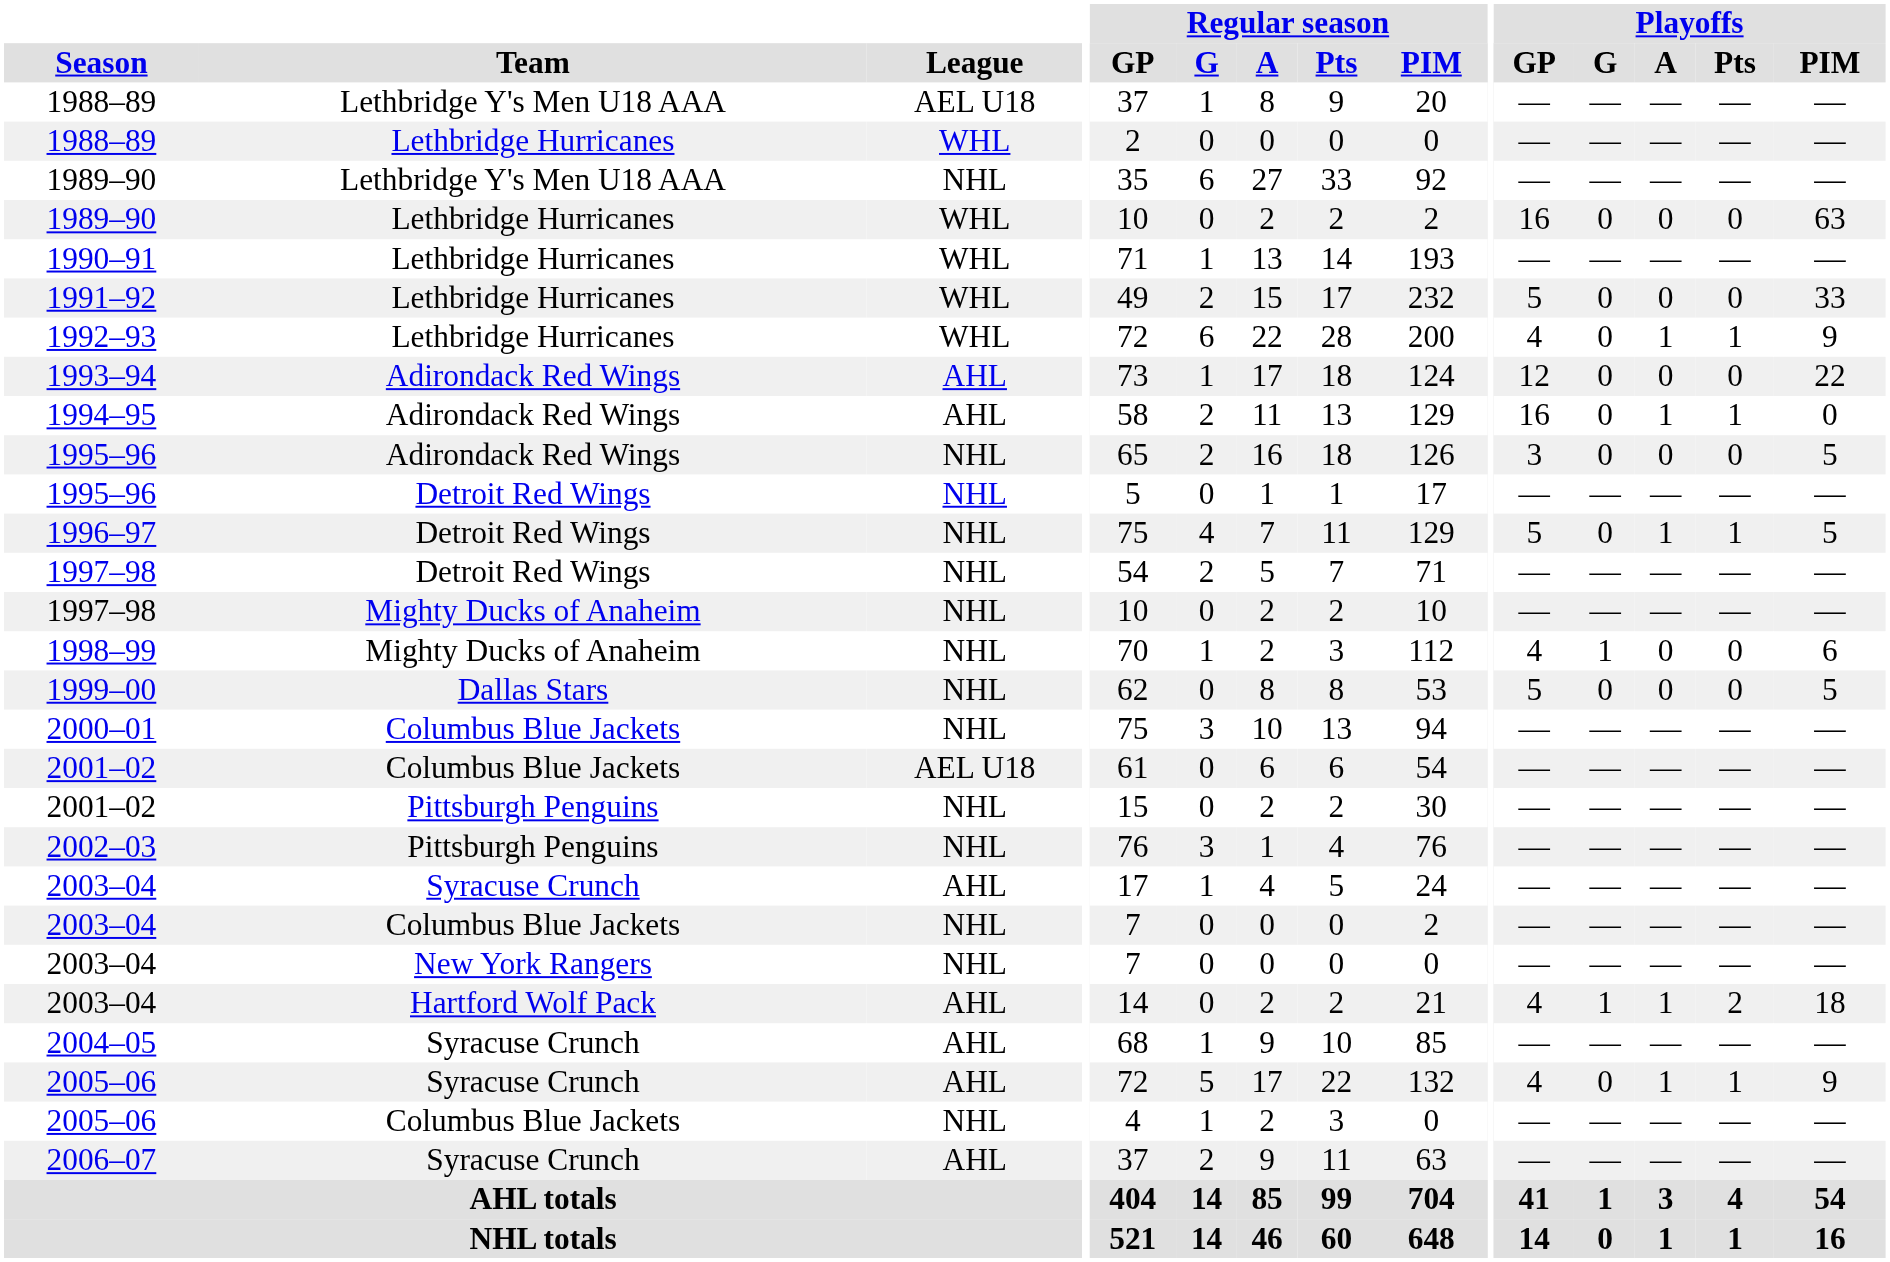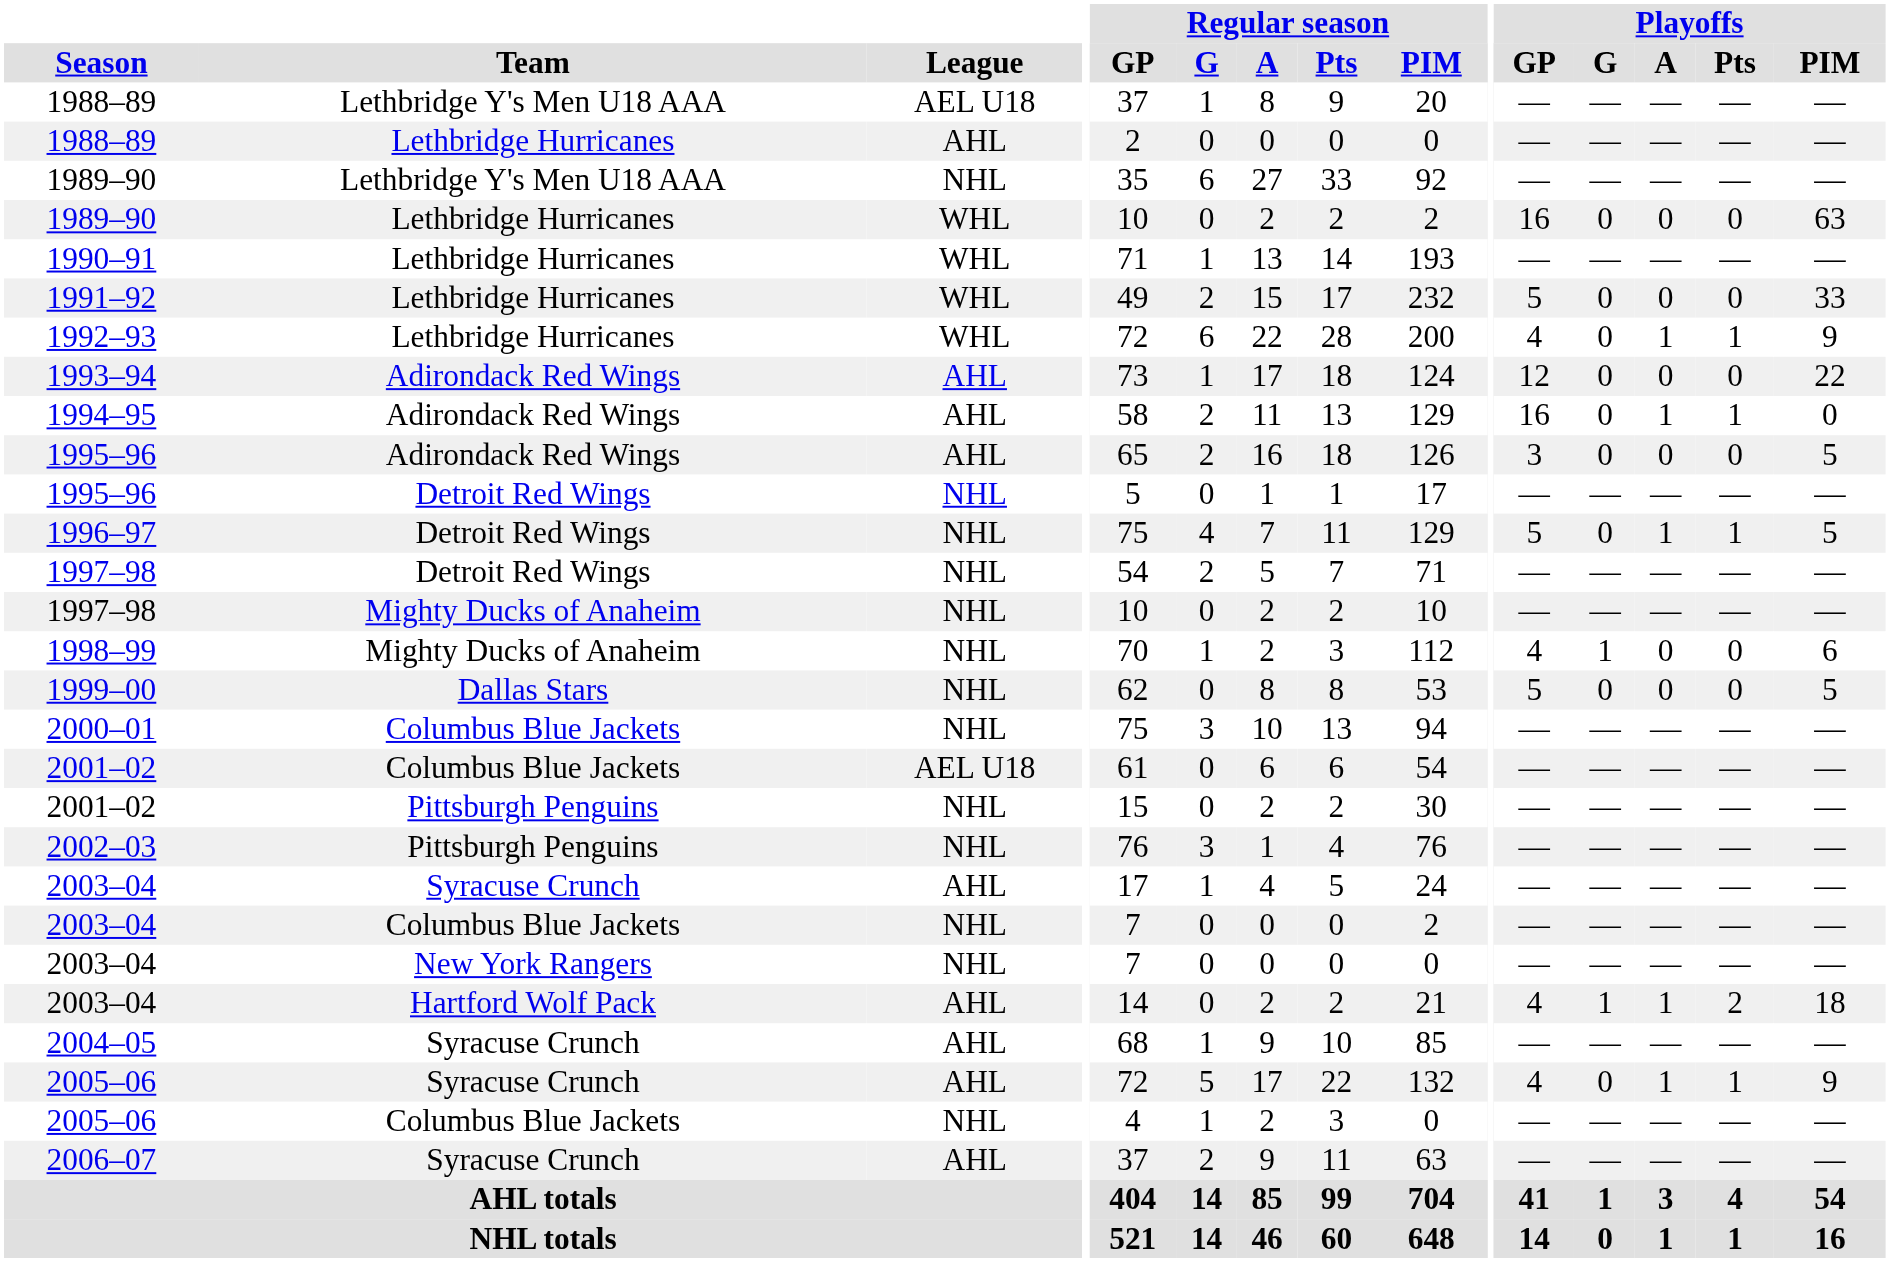(975, 140) WHL -> (975, 140) AHL
(975, 454) NHL -> (975, 454) AHL
